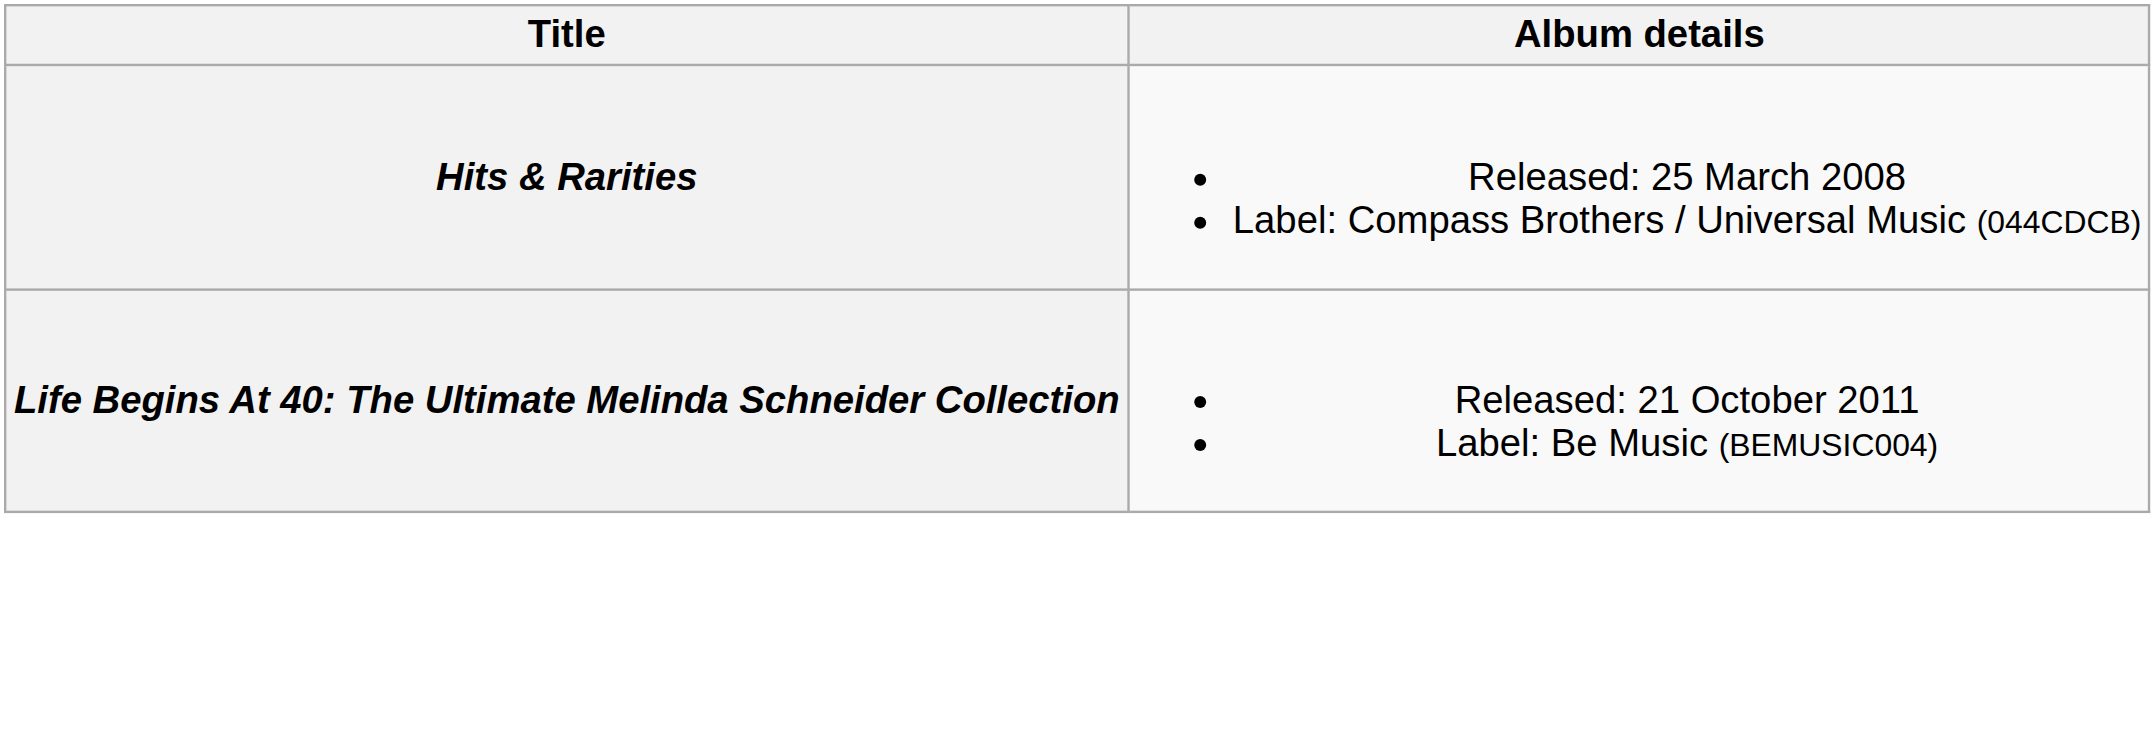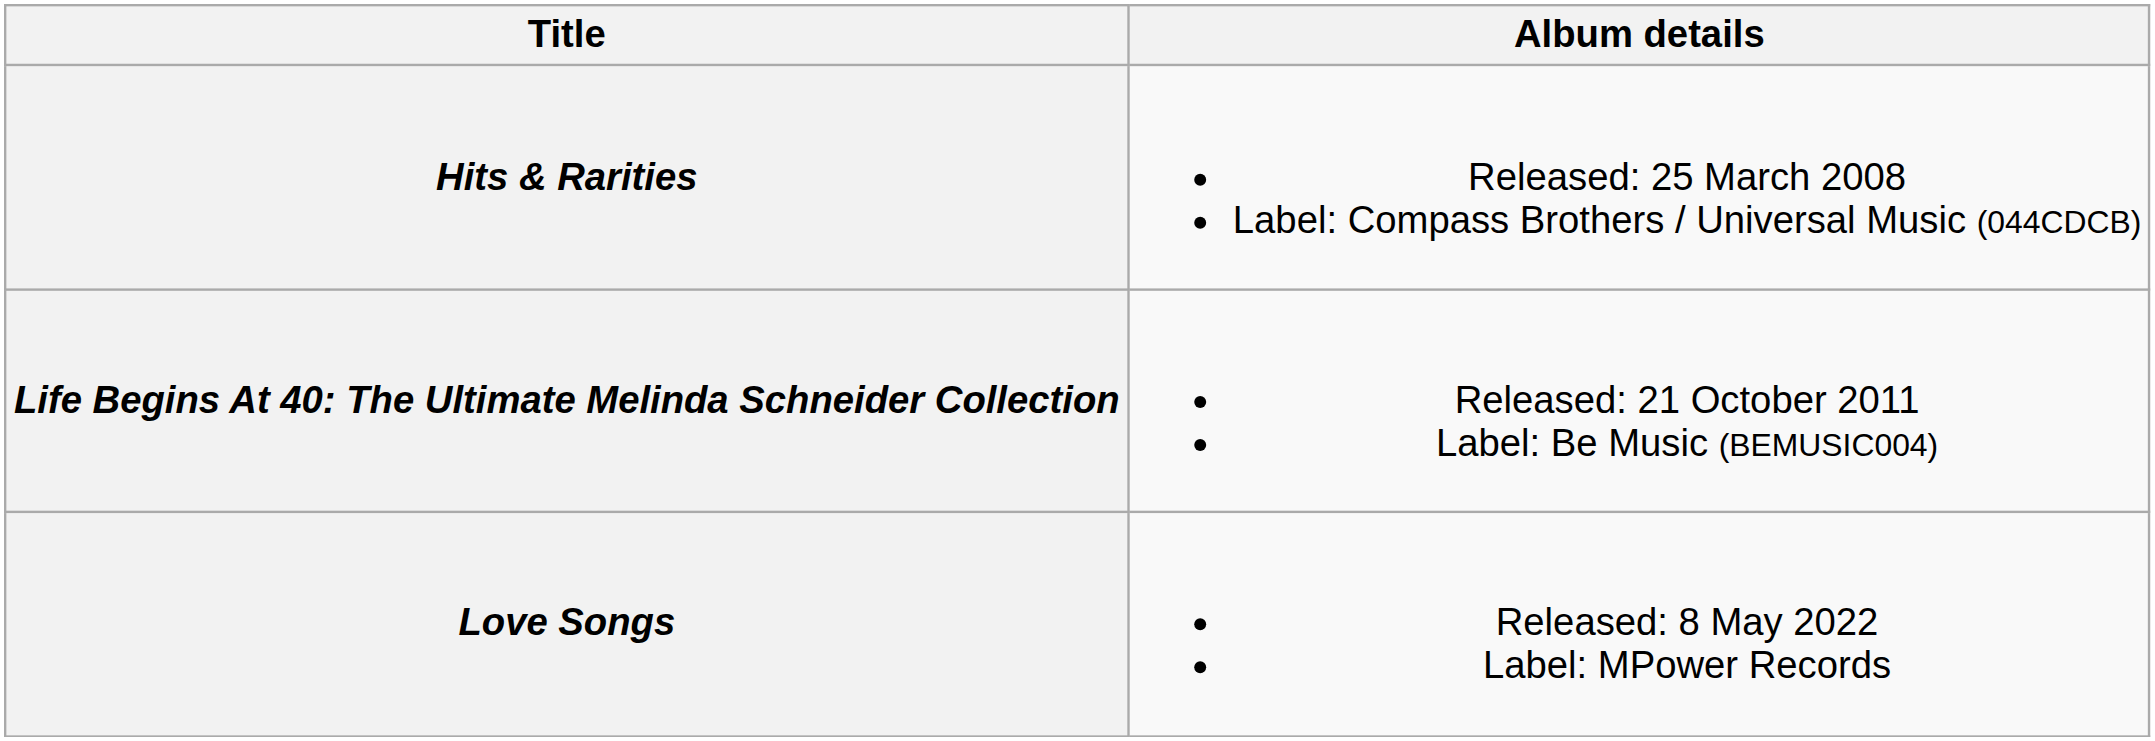+ row: (567, 623)
